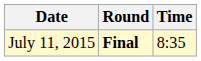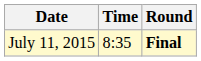columns swapped: (175, 17) <-> (126, 17)
